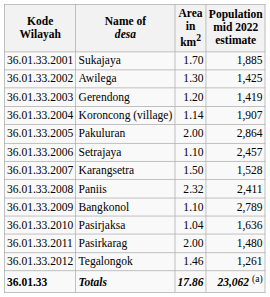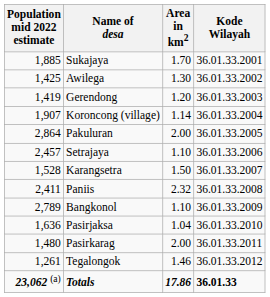columns swapped: (40, 28) <-> (236, 28)
